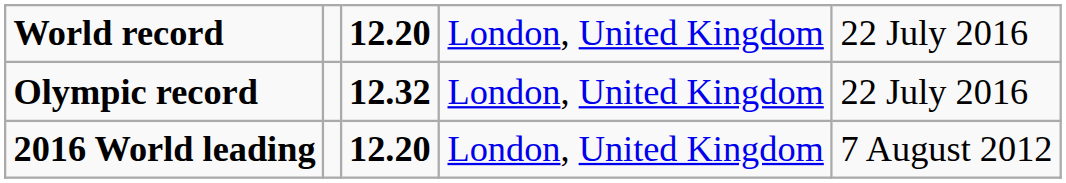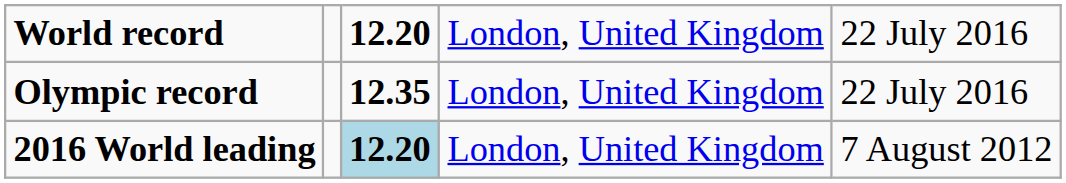(390, 90) 12.32 -> (390, 90) 12.35
(390, 148) no background -> (390, 148) lightblue background
